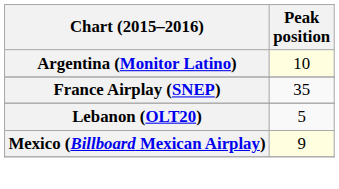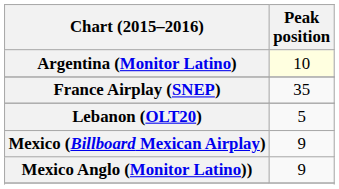(302, 143) lightyellow background -> (302, 143) no background
+ row: (137, 169)
